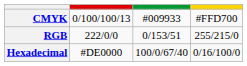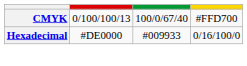(162, 18) #009933 -> (162, 18) 100/0/67/40
- row: (55, 35)
(162, 52) 100/0/67/40 -> (162, 35) #009933
